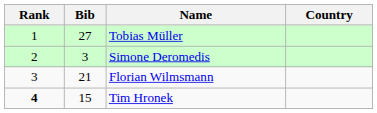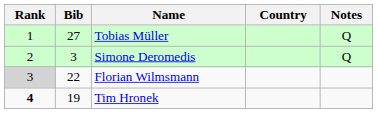+ column: (346, 14)
(34, 77) no background -> (30, 77) lightgrey background
(85, 77) 21 -> (74, 77) 22
(85, 98) 15 -> (74, 98) 19
